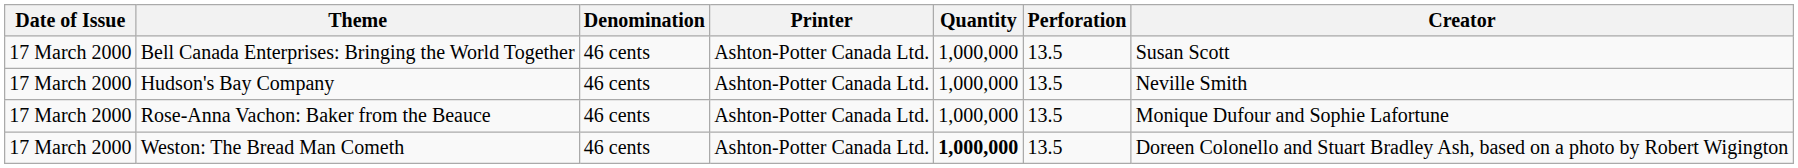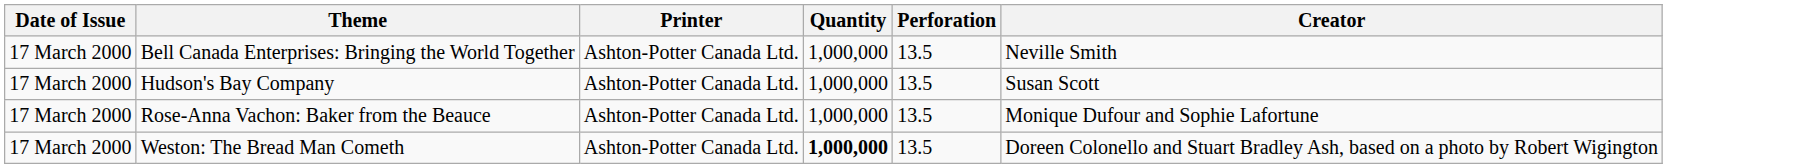- column: (644, 20)
(1183, 52) Susan Scott -> (1061, 52) Neville Smith
(1191, 83) Neville Smith -> (1052, 83) Susan Scott
